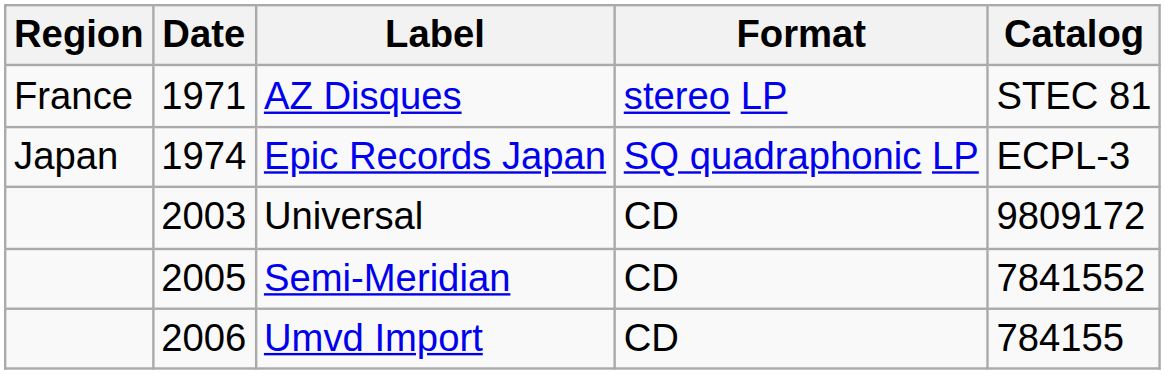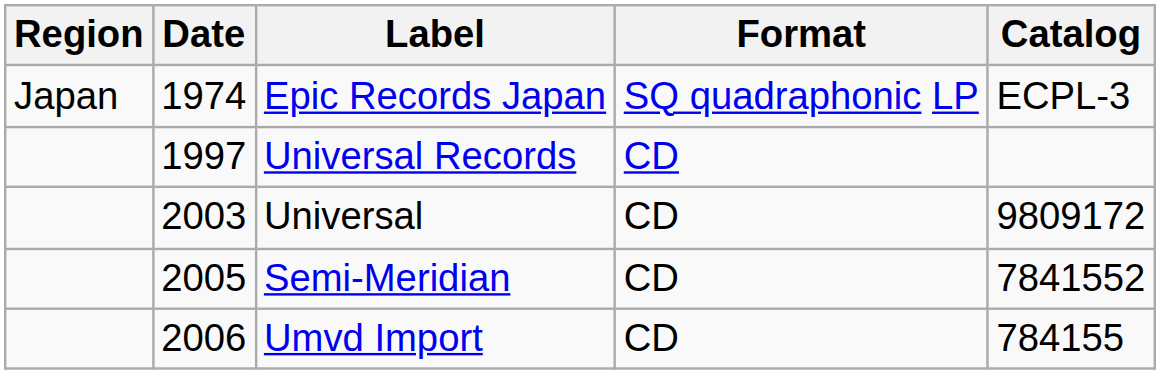- row: (363, 95)
+ row: (420, 156)
